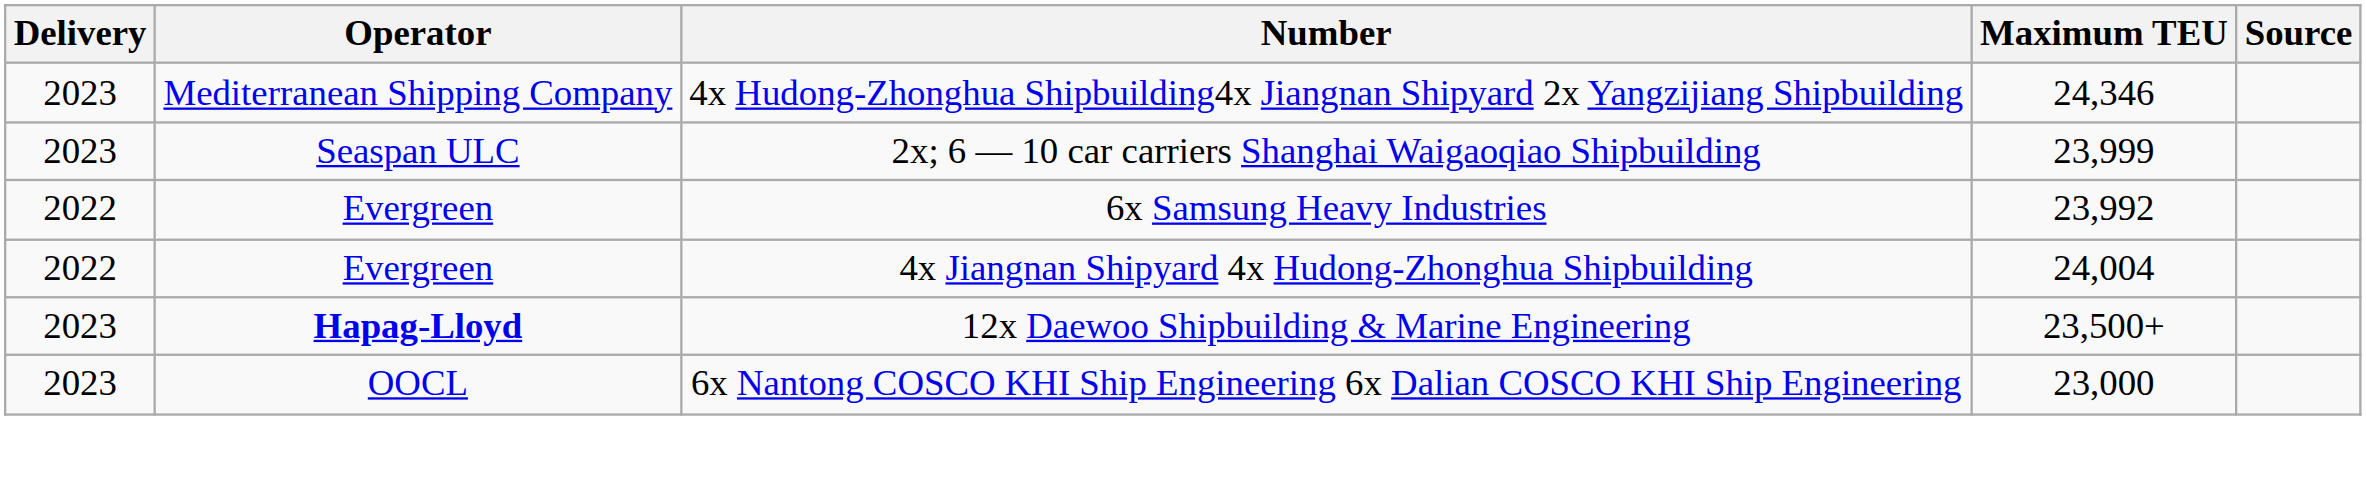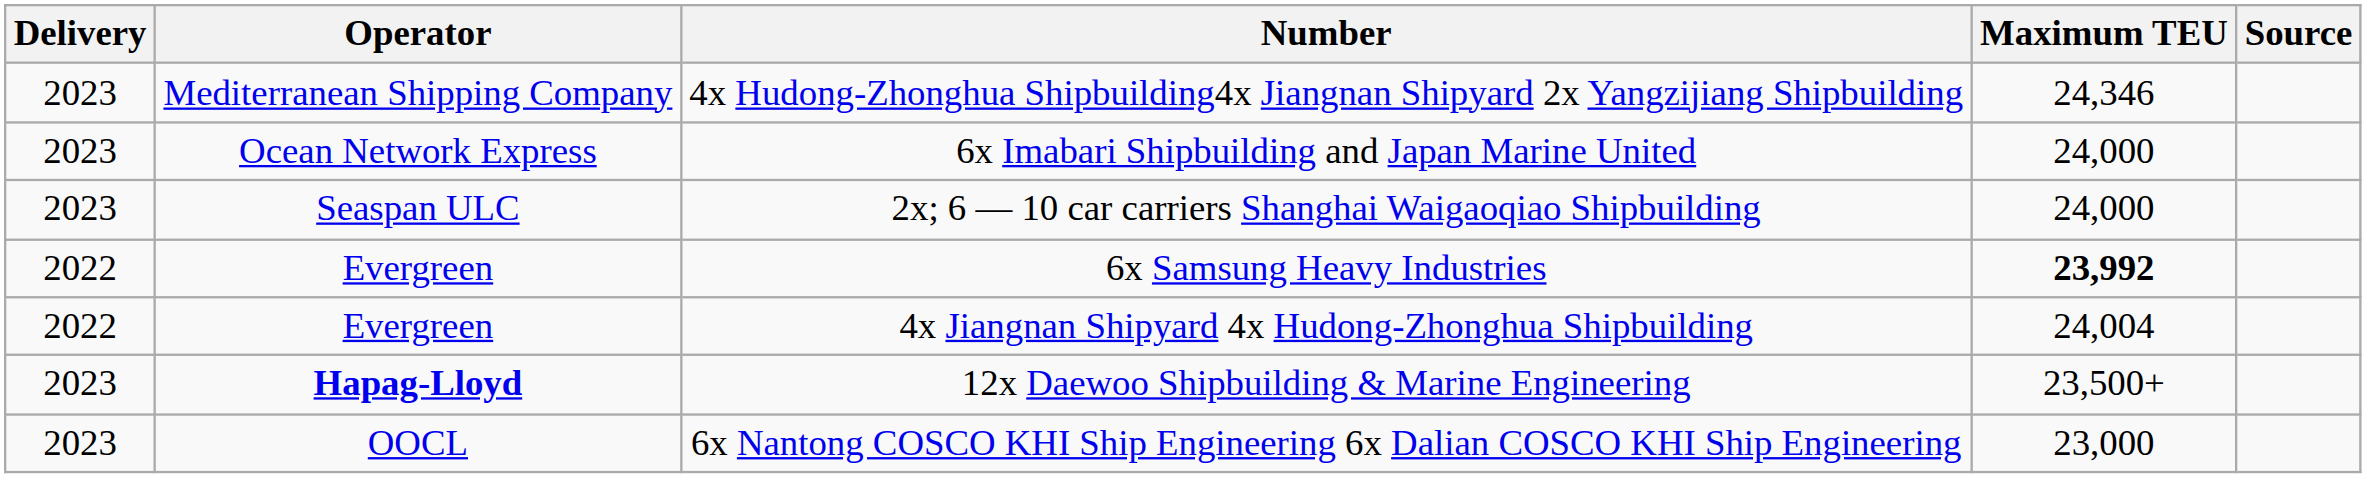+ row: (1326, 150)
(2104, 150) 23,999 -> (2104, 208) 24,000
(2104, 208) normal -> (2104, 267) bold
